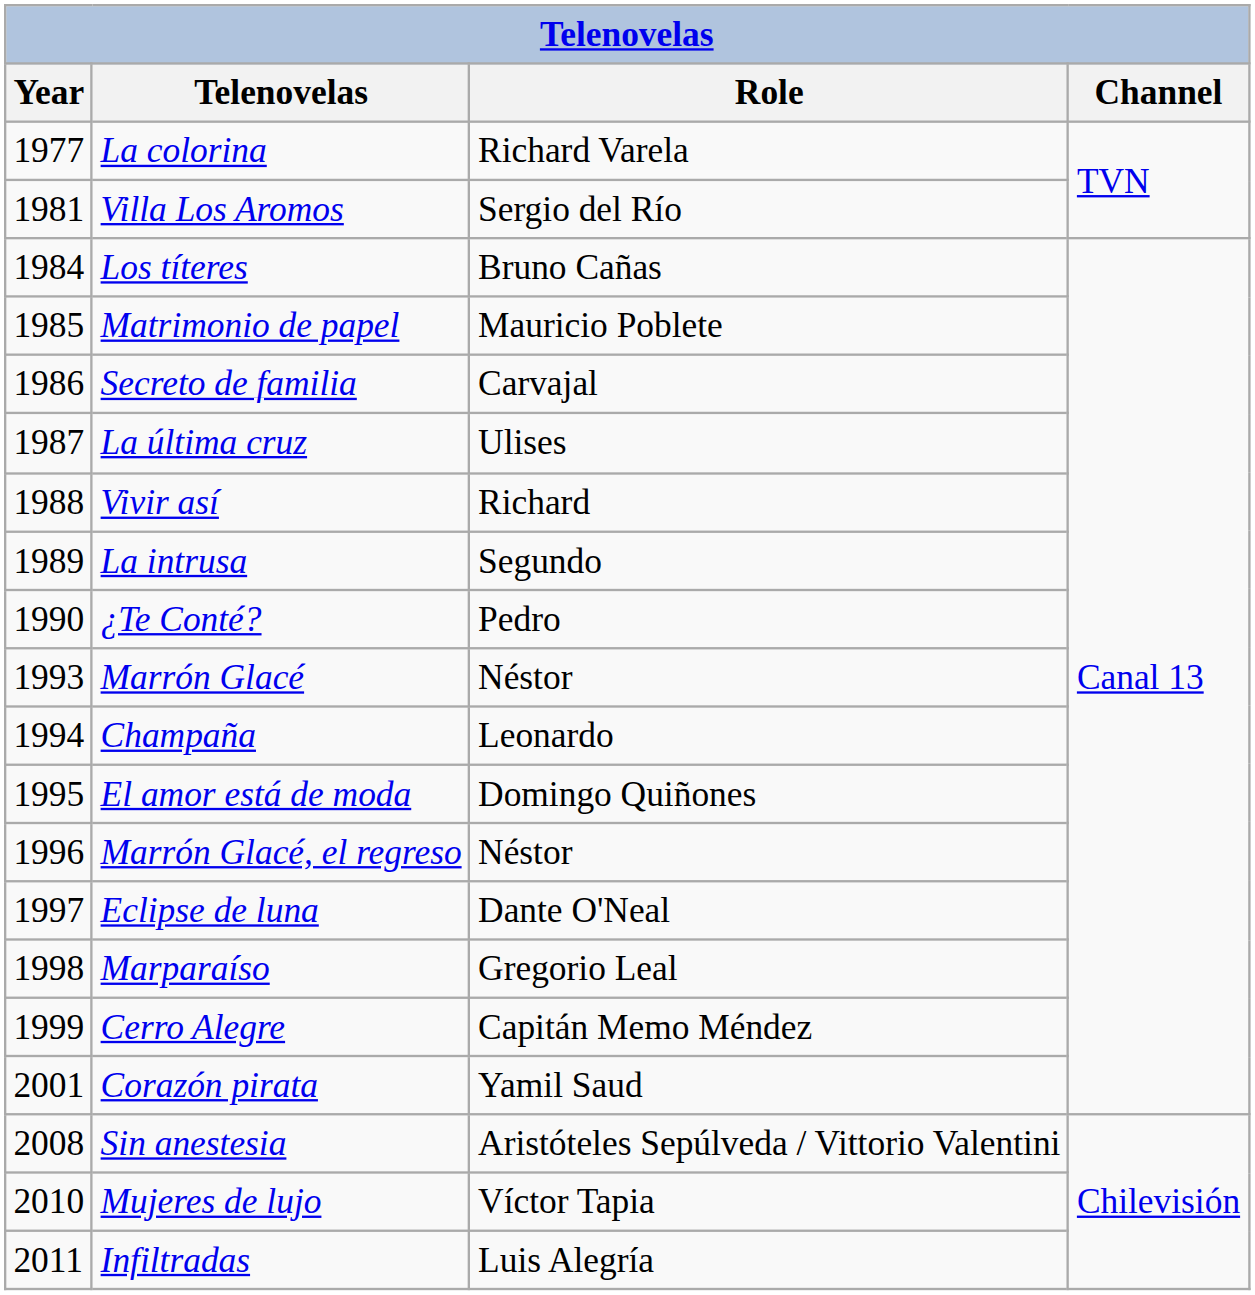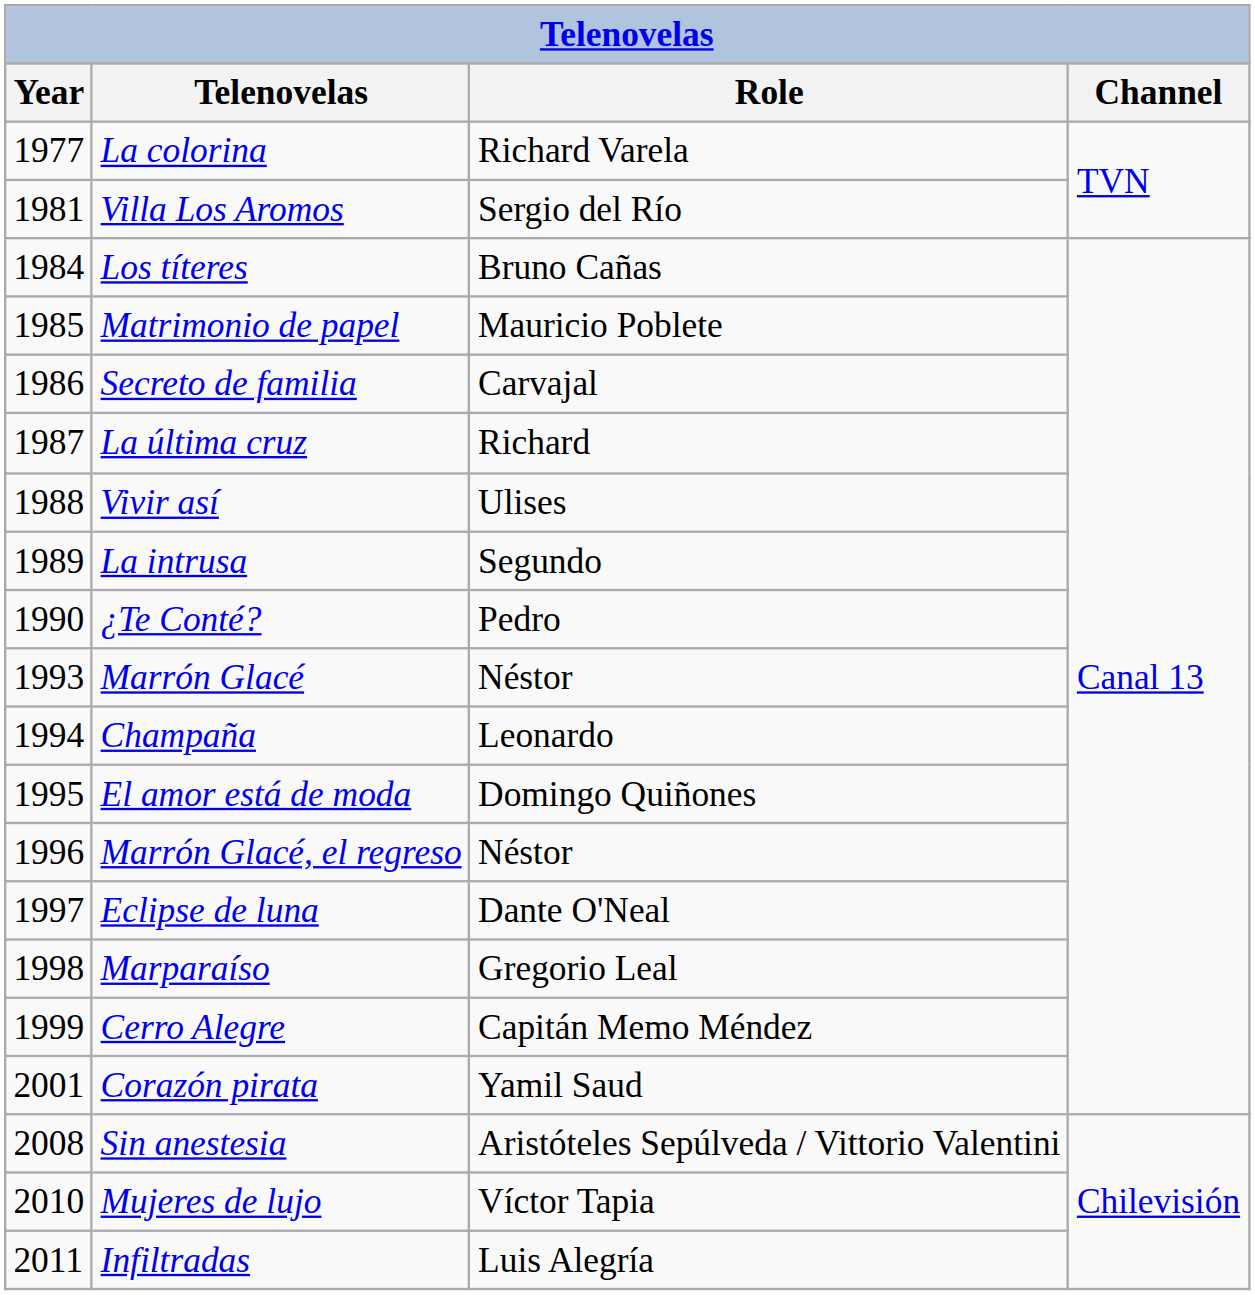(522, 442) Ulises -> (534, 442) Richard
(534, 501) Richard -> (522, 501) Ulises
